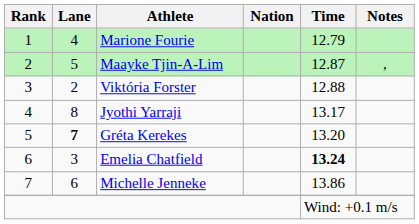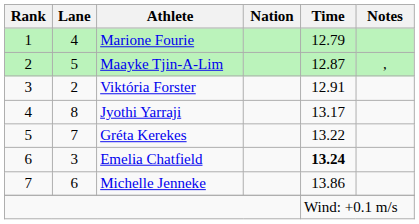(328, 87) 12.88 -> (328, 87) 12.91
(74, 135) bold -> (74, 135) normal
(328, 135) 13.20 -> (328, 135) 13.22
